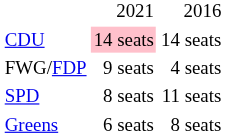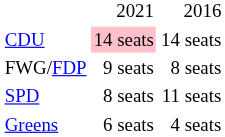(196, 67) 4 seats -> (196, 67) 8 seats
(196, 124) 8 seats -> (196, 124) 4 seats
